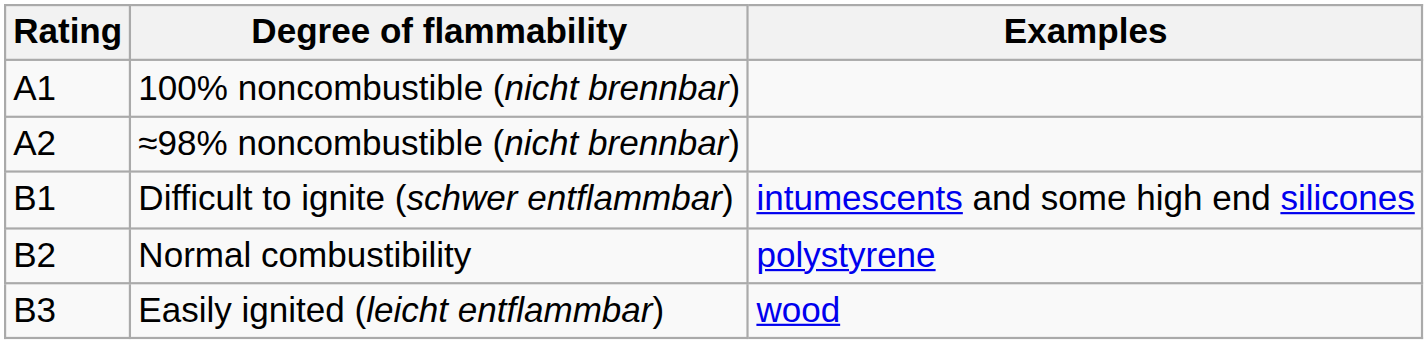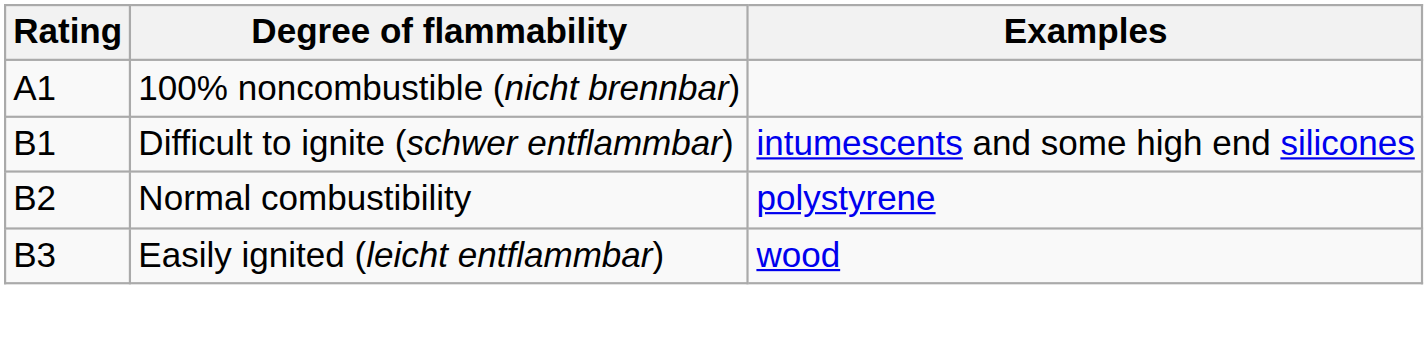- row: (439, 143)
